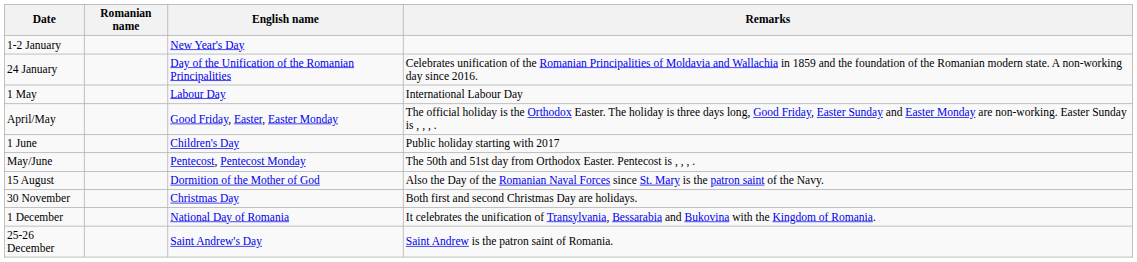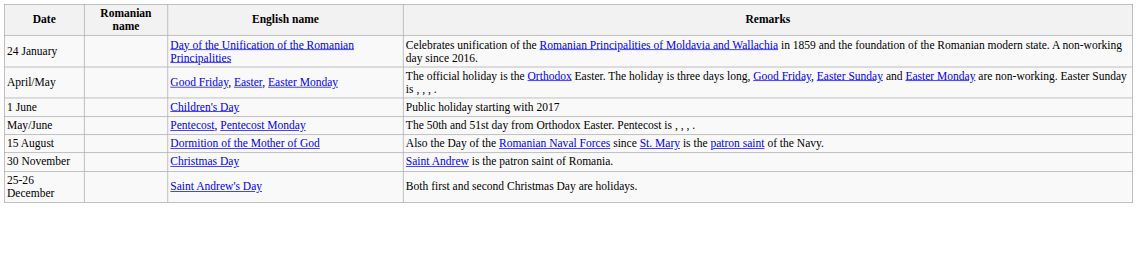- row: (34, 44)
- row: (22, 94)
(522, 198) Both first and second Christmas Day are holidays. -> (510, 162) Saint Andrew is the patron saint of Romania.
- row: (35, 216)
(509, 241) Saint Andrew is the patron saint of Romania. -> (522, 186) Both first and second Christmas Day are holidays.
